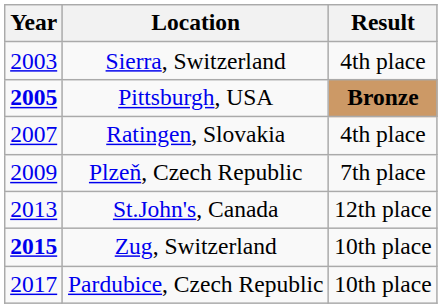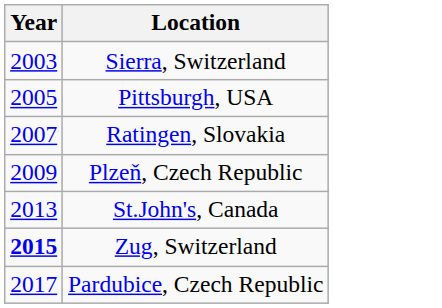- column: (383, 23)
(34, 97) bold -> (34, 97) normal
